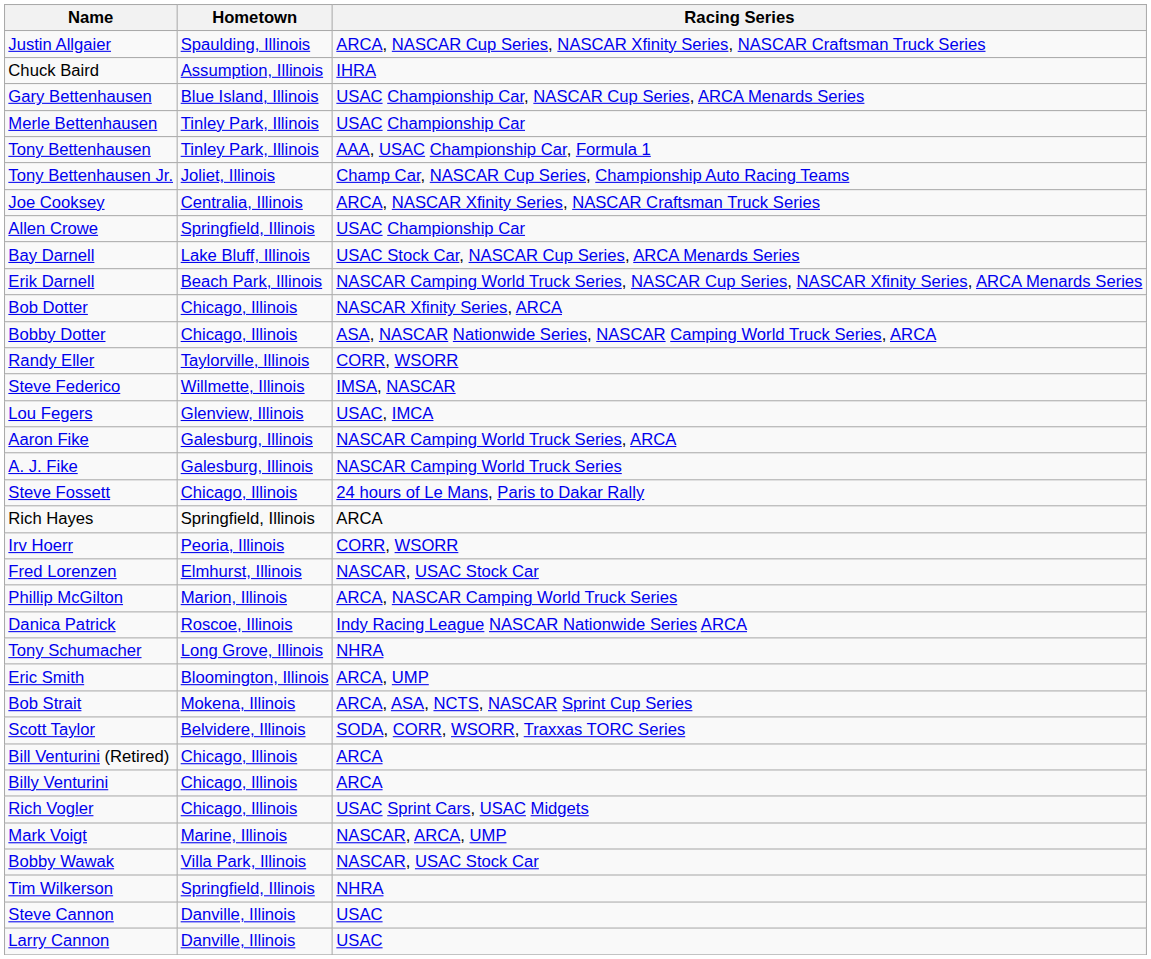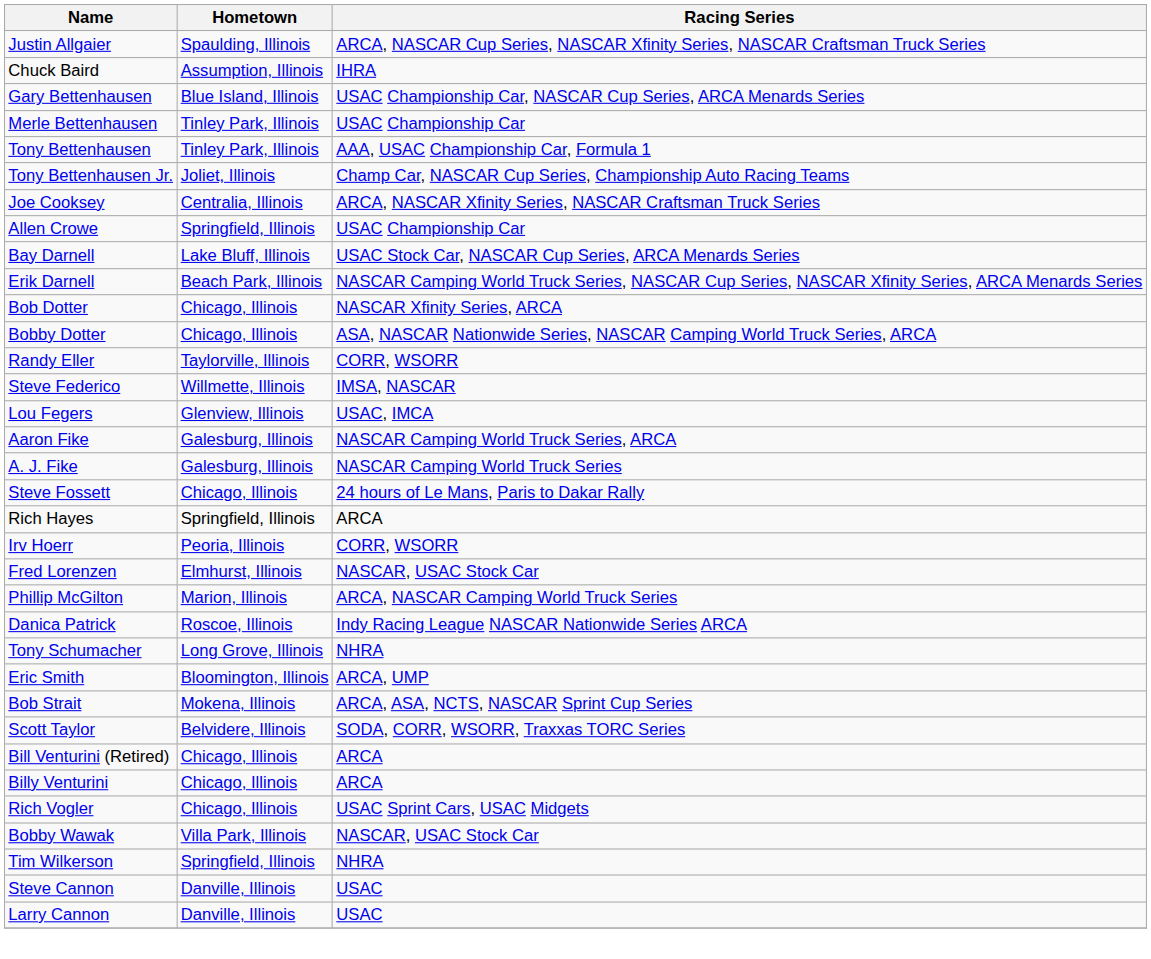- row: (48, 835)
